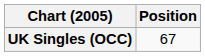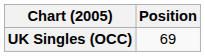(168, 39) 67 -> (168, 39) 69
